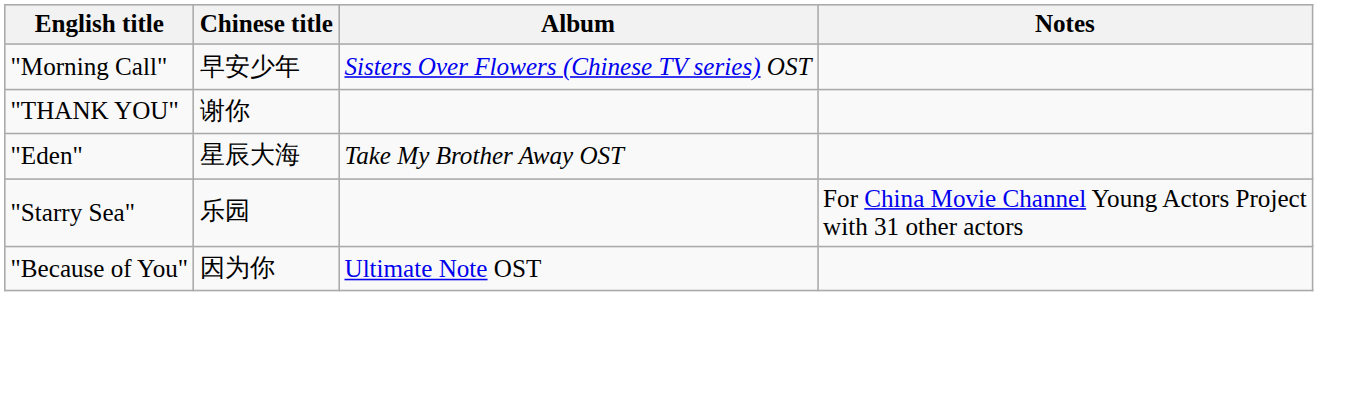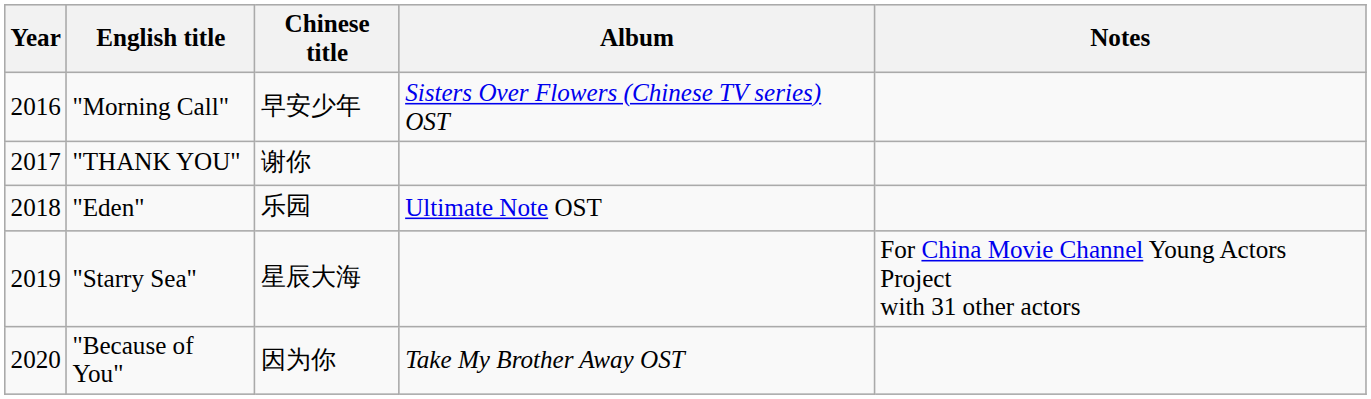+ column: (36, 38)
(250, 154) 星辰大海 -> (286, 206) 乐园
(484, 155) Take My Brother Away OST -> (504, 207) Ultimate Note OST
(225, 211) 乐园 -> (311, 277) 星辰大海
(443, 268) Ultimate Note OST -> (545, 360) Take My Brother Away OST
